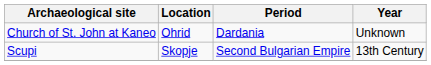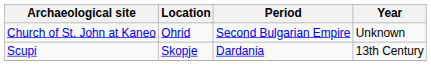(240, 32) Dardania -> (283, 32) Second Bulgarian Empire
(283, 51) Second Bulgarian Empire -> (240, 51) Dardania
